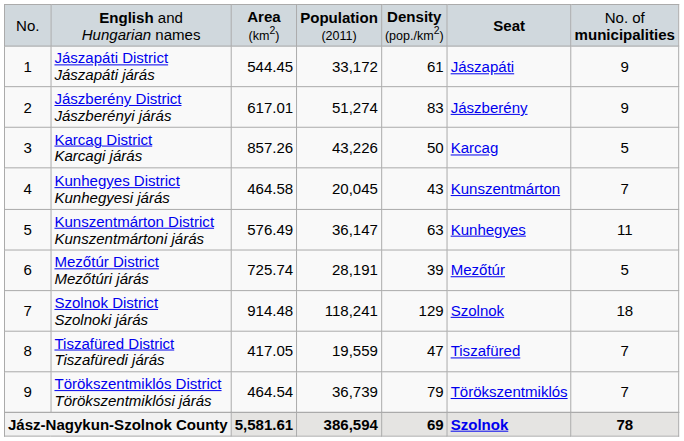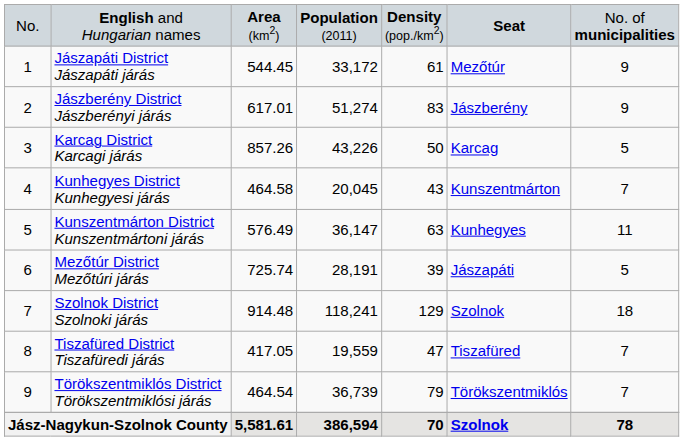(482, 67) Jászapáti -> (478, 67) Mezőtúr
(478, 270) Mezőtúr -> (482, 270) Jászapáti
(435, 424) 69 -> (435, 424) 70
